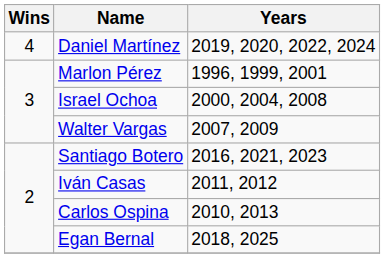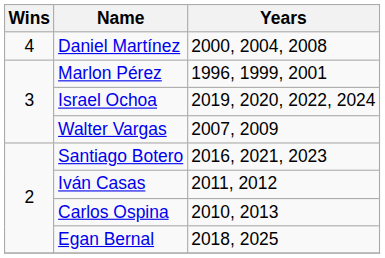(283, 45) 2019, 2020, 2022, 2024 -> (259, 45) 2000, 2004, 2008
(259, 101) 2000, 2004, 2008 -> (283, 101) 2019, 2020, 2022, 2024
